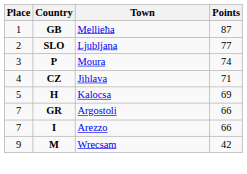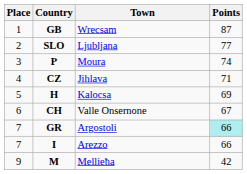(96, 29) Mellieħa -> (97, 29) Wrecsam
+ row: (54, 111)
(226, 111) no background -> (226, 128) paleturquoise background
(97, 144) Wrecsam -> (96, 161) Mellieħa
